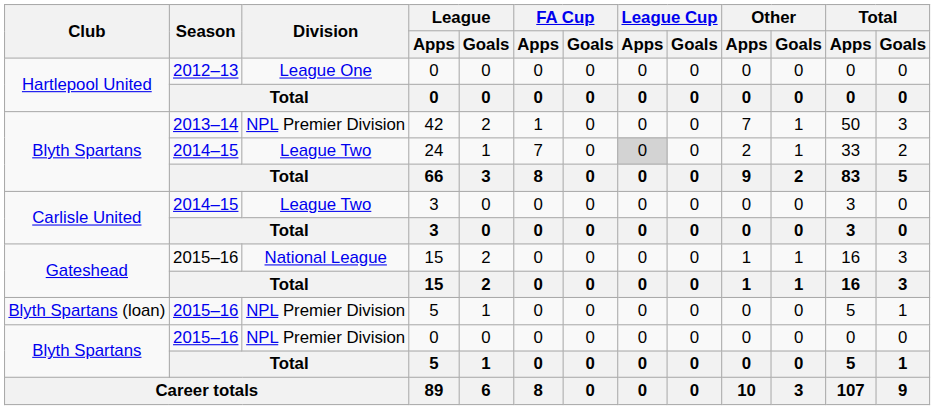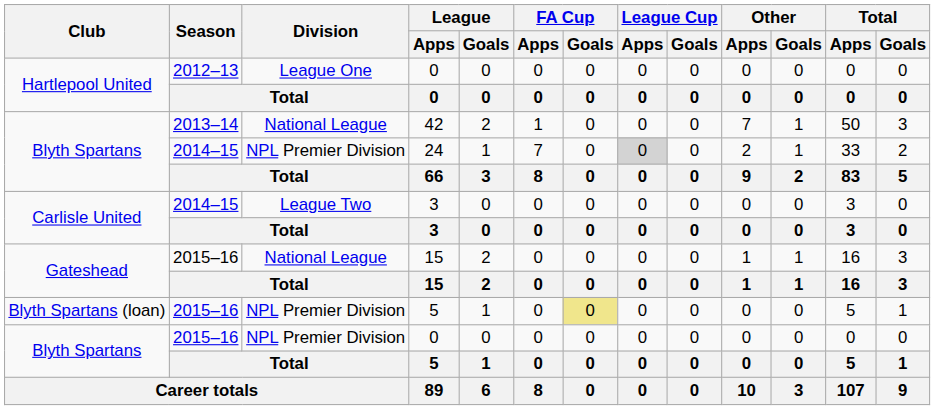(326, 124) NPL Premier Division -> (326, 124) National League
(326, 151) League Two -> (326, 151) NPL Premier Division
(590, 310) no background -> (590, 310) khaki background
